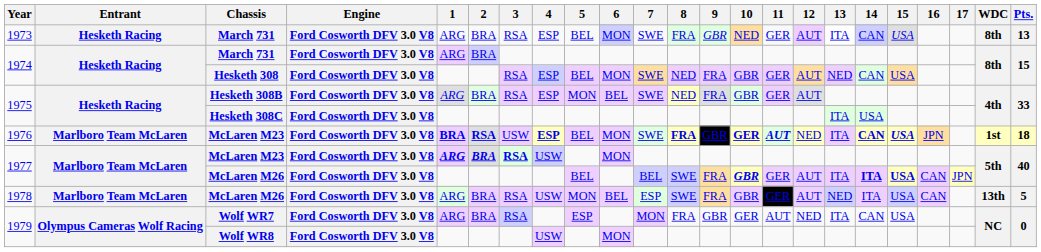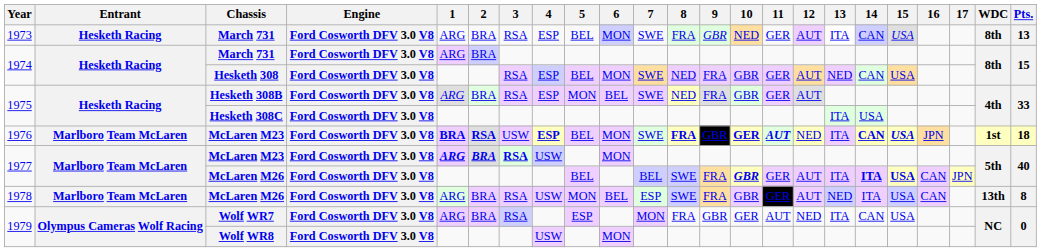(1024, 196) 5 -> (1024, 196) 8
